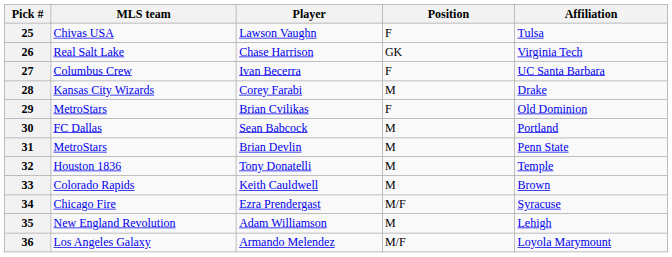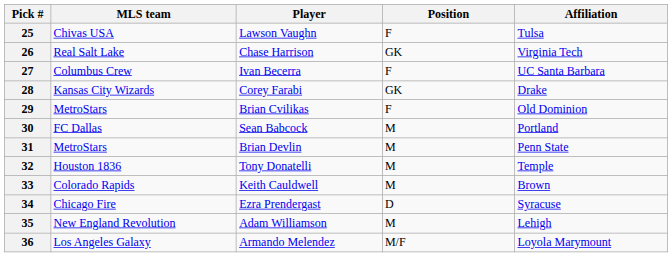(390, 90) M -> (394, 90) GK
(395, 204) M/F -> (389, 204) D
